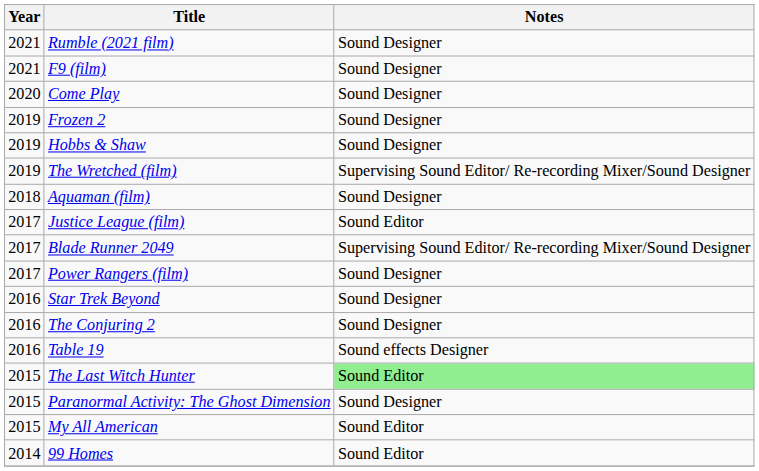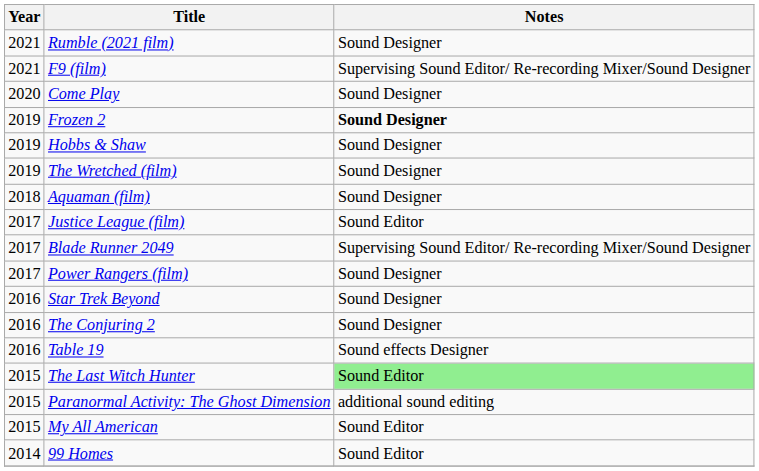(390, 68) Sound Designer -> (544, 68) Supervising Sound Editor/ Re-recording Mixer/Sound Designer
(390, 119) normal -> (392, 119) bold
(544, 171) Supervising Sound Editor/ Re-recording Mixer/Sound Designer -> (390, 171) Sound Designer
(390, 401) Sound Designer -> (416, 401) additional sound editing
